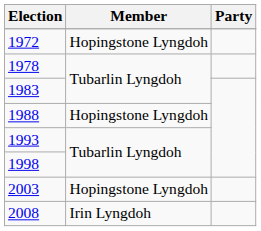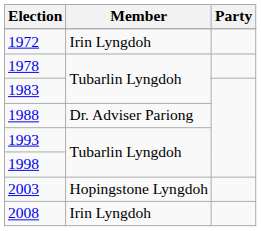(139, 41) Hopingstone Lyngdoh -> (110, 41) Irin Lyngdoh
(139, 115) Hopingstone Lyngdoh -> (131, 115) Dr. Adviser Pariong
